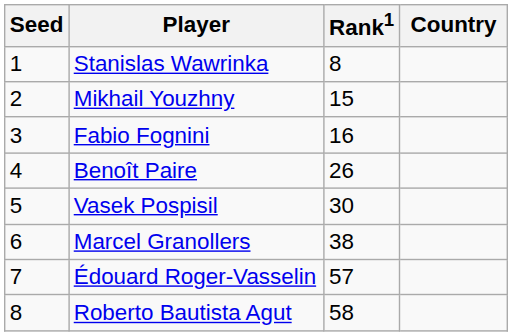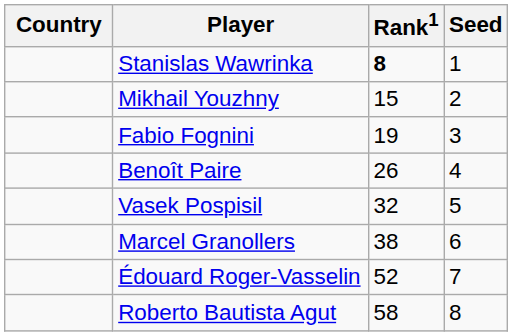columns swapped: (454, 25) <-> (37, 25)
(335, 63) normal -> (380, 63) bold
(342, 134) 16 -> (386, 134) 19
(342, 205) 30 -> (386, 205) 32
(342, 276) 57 -> (386, 276) 52
